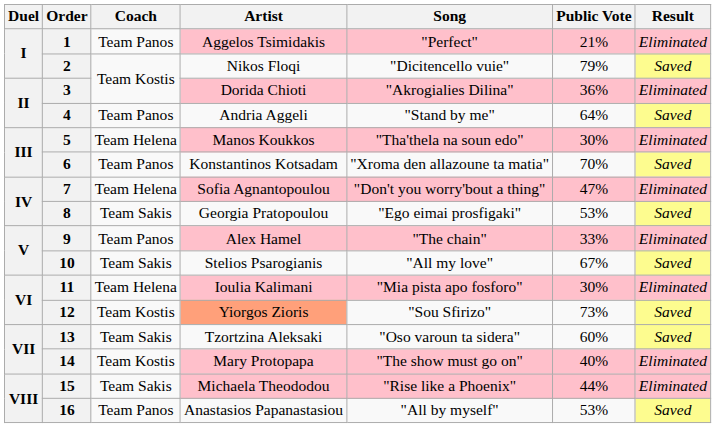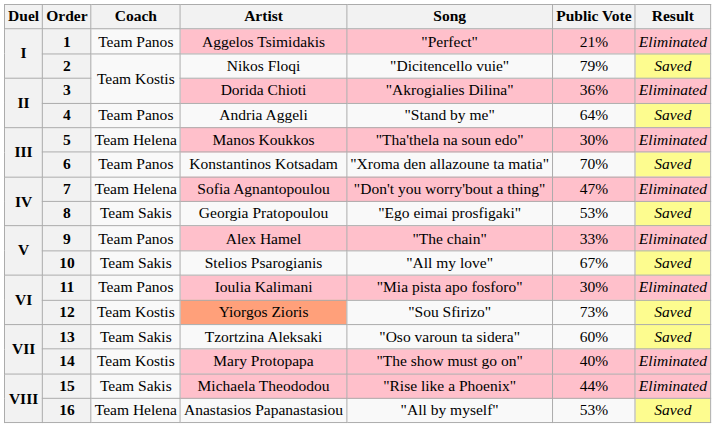(136, 287) Team Helena -> (136, 287) Team Panos
(136, 410) Team Panos -> (136, 410) Team Helena
